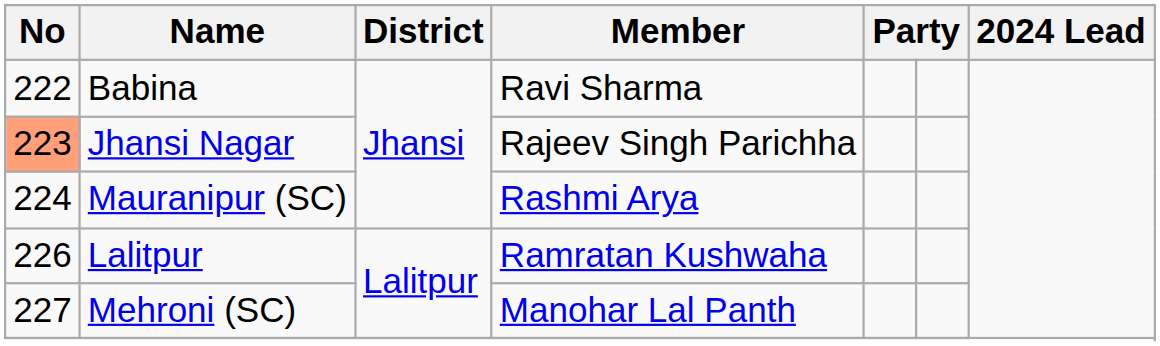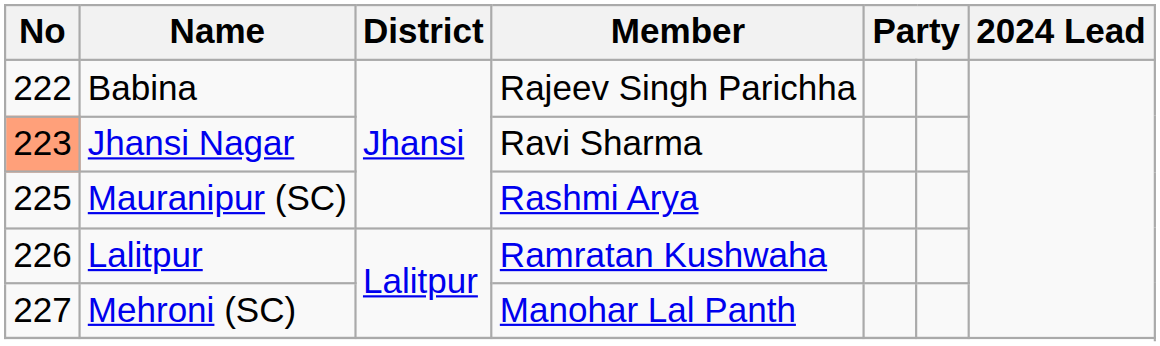(601, 87) Ravi Sharma -> (678, 87) Rajeev Singh Parichha
(678, 143) Rajeev Singh Parichha -> (601, 143) Ravi Sharma
(42, 198) 224 -> (42, 198) 225
